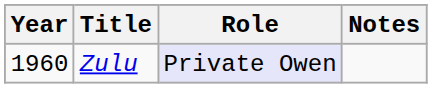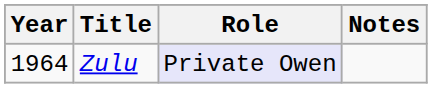(40, 64) 1960 -> (40, 64) 1964
